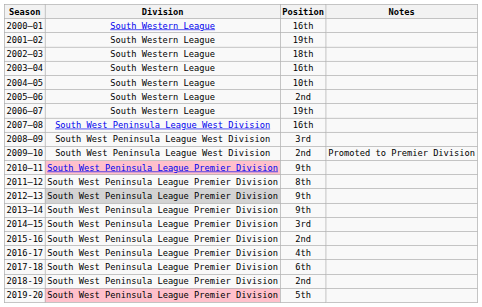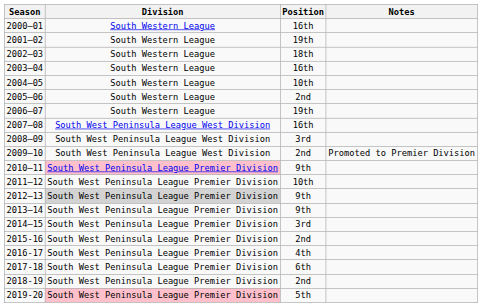(303, 182) 8th -> (303, 182) 10th
